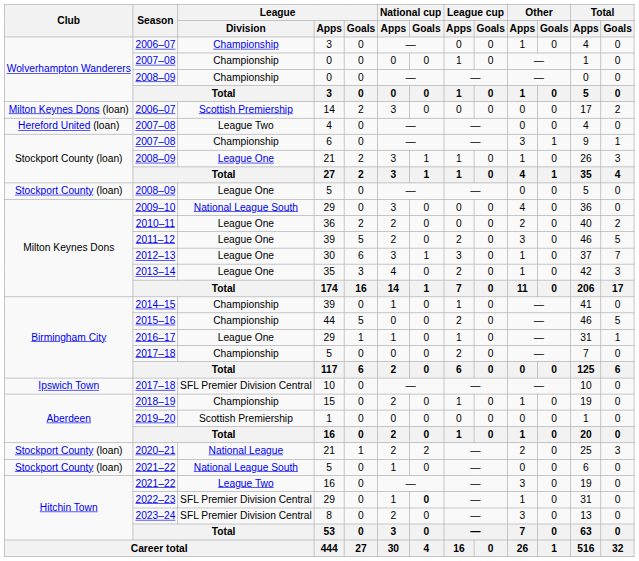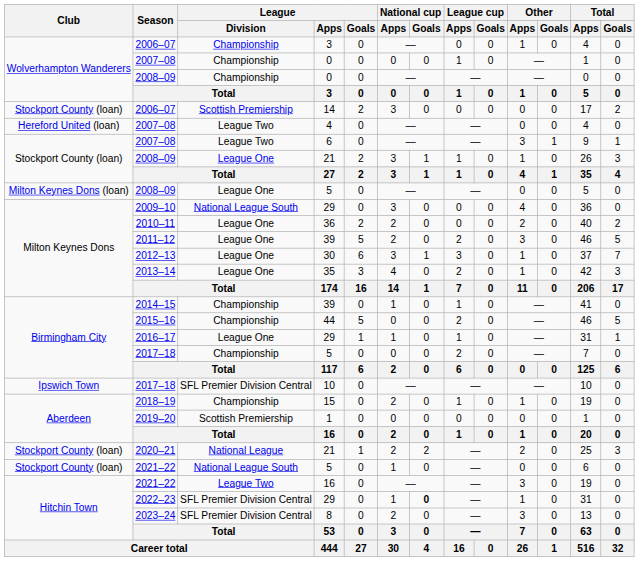(69, 110) Milton Keynes Dons (loan) -> (69, 110) Stockport County (loan)
(246, 142) Championship -> (246, 142) League Two
(69, 191) Stockport County (loan) -> (69, 191) Milton Keynes Dons (loan)
